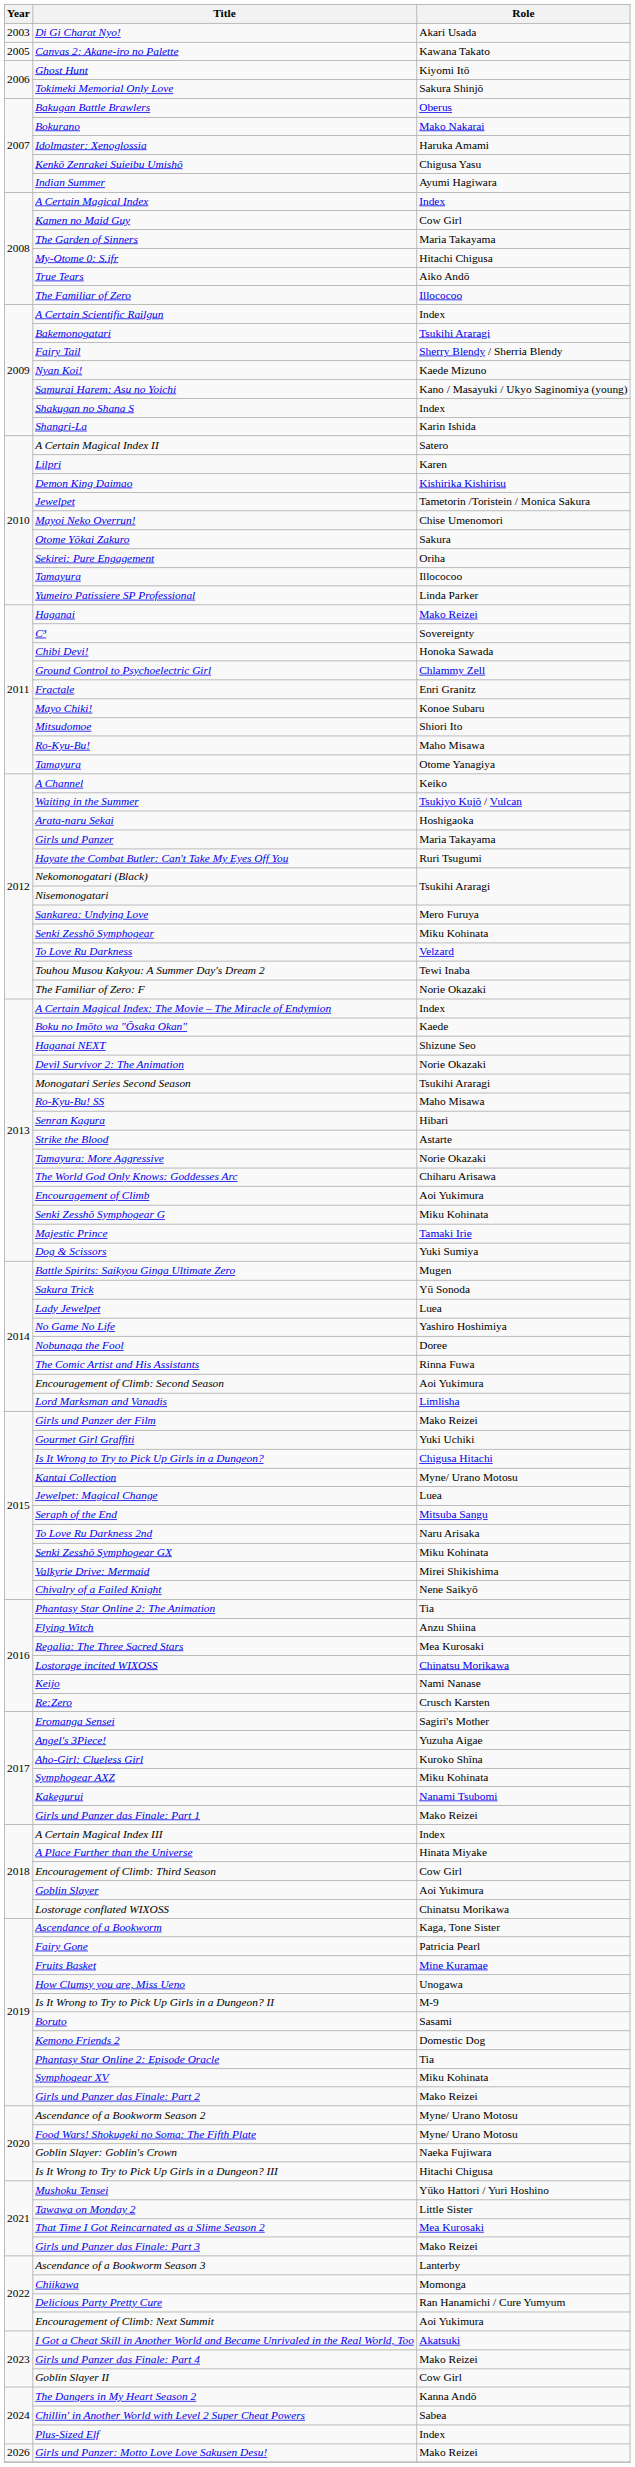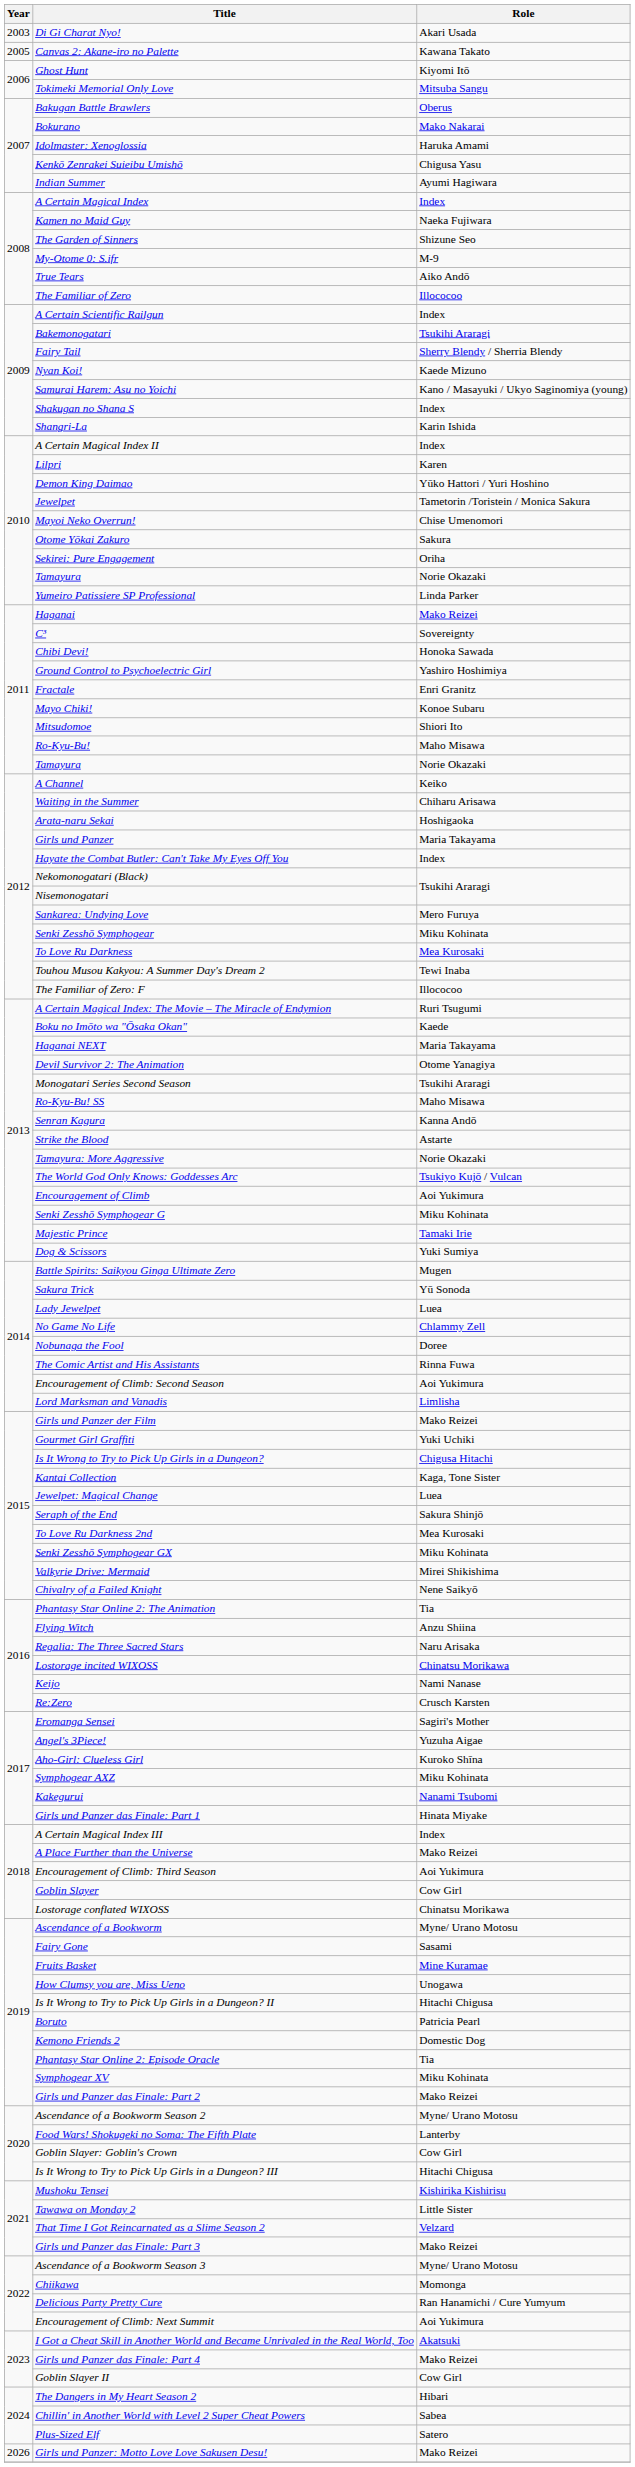(451, 89) Sakura Shinjō -> (453, 89) Mitsuba Sangu
(440, 220) Cow Girl -> (455, 220) Naeka Fujiwara
(457, 239) Maria Takayama -> (447, 239) Shizune Seo
(456, 258) Hitachi Chigusa -> (429, 258) M-9
(434, 445) Satero -> (432, 445) Index
(463, 483) Kishirika Kishirisu -> (484, 483) Yūko Hattori / Yuri Hoshino
(441, 577) Illococoo -> (452, 577) Norie Okazaki
(452, 670) Chlammy Zell -> (463, 670) Yashiro Hoshimiya
(457, 764) Otome Yanagiya -> (452, 764) Norie Okazaki
(471, 802) Tsukiyo Kujō / Vulcan -> (458, 802) Chiharu Arisawa
(450, 858) Ruri Tsugumi -> (432, 858) Index
(437, 952) Velzard -> (452, 952) Mea Kurosaki
(452, 989) Norie Okazaki -> (441, 989) Illococoo
(432, 1008) Index -> (450, 1008) Ruri Tsugumi
(447, 1046) Shizune Seo -> (457, 1046) Maria Takayama
(452, 1064) Norie Okazaki -> (457, 1064) Otome Yanagiya
(434, 1121) Hibari -> (448, 1121) Kanna Andō
(458, 1177) Chiharu Arisawa -> (471, 1177) Tsukiyo Kujō / Vulcan
(463, 1327) Yashiro Hoshimiya -> (452, 1327) Chlammy Zell
(468, 1477) Myne/ Urano Motosu -> (460, 1477) Kaga, Tone Sister
(453, 1515) Mitsuba Sangu -> (451, 1515) Sakura Shinjō
(449, 1534) Naru Arisaka -> (452, 1534) Mea Kurosaki
(452, 1646) Mea Kurosaki -> (449, 1646) Naru Arisaka
(448, 1815) Mako Reizei -> (453, 1815) Hinata Miyake
(453, 1852) Hinata Miyake -> (448, 1852) Mako Reizei
(440, 1871) Cow Girl -> (451, 1871) Aoi Yukimura
(451, 1890) Aoi Yukimura -> (440, 1890) Cow Girl
(460, 1928) Kaga, Tone Sister -> (468, 1928) Myne/ Urano Motosu
(450, 1946) Patricia Pearl -> (436, 1946) Sasami
(429, 2003) M-9 -> (456, 2003) Hitachi Chigusa
(436, 2021) Sasami -> (450, 2021) Patricia Pearl
(468, 2134) Myne/ Urano Motosu -> (440, 2134) Lanterby
(455, 2153) Naeka Fujiwara -> (440, 2153) Cow Girl
(484, 2190) Yūko Hattori / Yuri Hoshino -> (463, 2190) Kishirika Kishirisu
(452, 2228) Mea Kurosaki -> (437, 2228) Velzard
(440, 2265) Lanterby -> (468, 2265) Myne/ Urano Motosu
(448, 2397) Kanna Andō -> (434, 2397) Hibari
(432, 2434) Index -> (434, 2434) Satero
